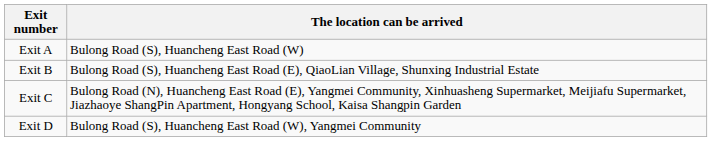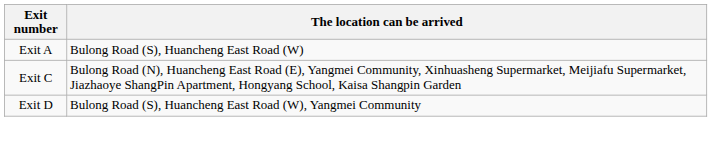- row: (36, 70)
